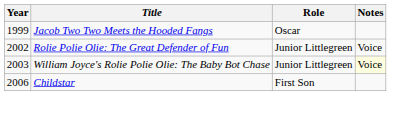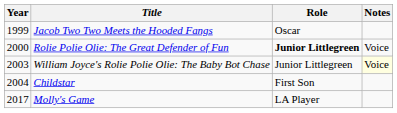(18, 47) 2002 -> (18, 47) 2000
(314, 47) normal -> (317, 47) bold
(18, 82) 2006 -> (18, 82) 2004
+ row: (64, 99)
